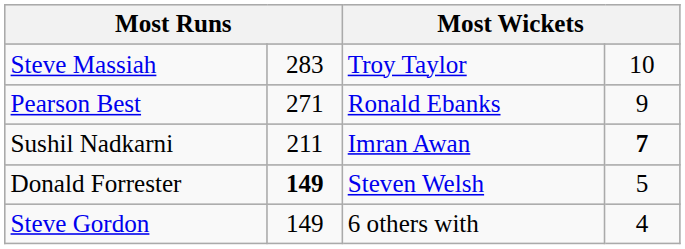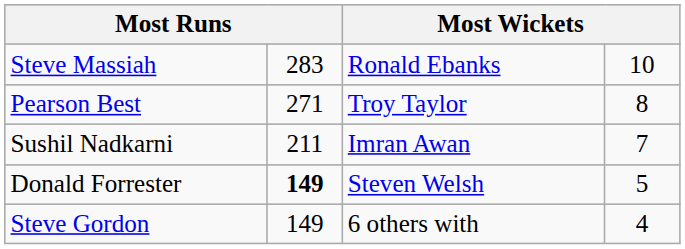(407, 64) Troy Taylor -> (424, 64) Ronald Ebanks
(424, 104) Ronald Ebanks -> (407, 104) Troy Taylor
(642, 104) 9 -> (642, 104) 8
(642, 143) bold -> (642, 143) normal
